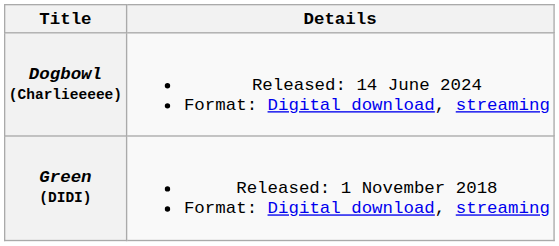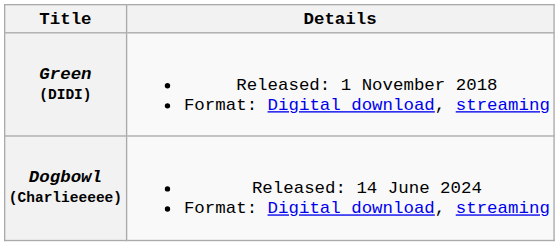rows swapped: (65, 188) <-> (65, 84)
